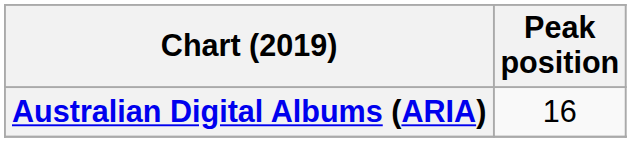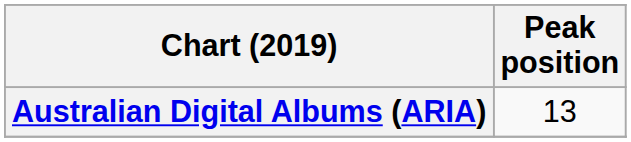(560, 111) 16 -> (560, 111) 13
